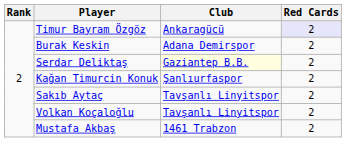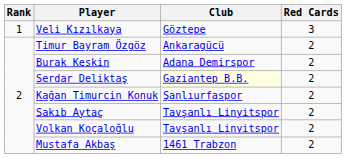+ row: (79, 29)
(311, 29) lavender background -> (311, 46) no background
